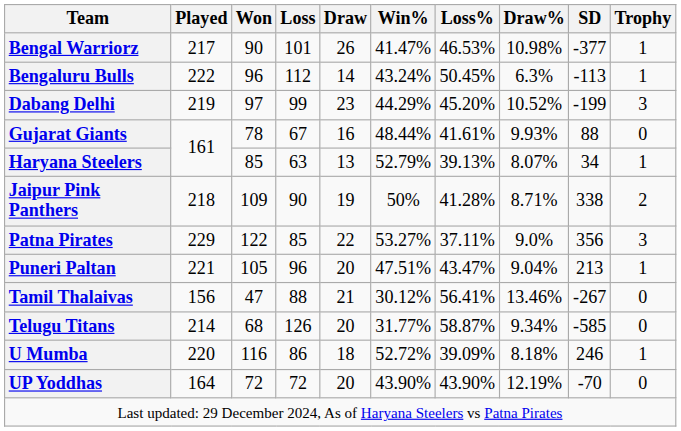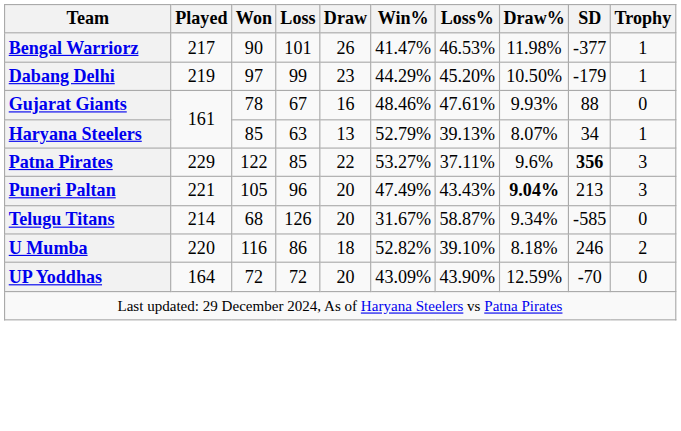(534, 47) 10.98% -> (534, 47) 11.98%
- row: (71, 76)
(534, 104) 10.52% -> (534, 76) 10.50%
(590, 104) -199 -> (590, 76) -179
(643, 104) 3 -> (643, 76) 1
(403, 133) 48.44% -> (403, 104) 48.46%
(467, 133) 41.61% -> (467, 104) 47.61%
- row: (55, 201)
(534, 239) 9.0% -> (534, 162) 9.6%
(590, 239) normal -> (590, 162) bold
(403, 268) 47.51% -> (403, 190) 47.49%
(467, 268) 43.47% -> (467, 190) 43.43%
(534, 268) normal -> (534, 190) bold
(643, 268) 1 -> (643, 190) 3
- row: (71, 297)
(403, 325) 31.77% -> (403, 219) 31.67%
(403, 354) 52.72% -> (403, 248) 52.82%
(467, 354) 39.09% -> (467, 248) 39.10%
(643, 354) 1 -> (643, 248) 2
(403, 383) 43.90% -> (403, 276) 43.09%
(534, 383) 12.19% -> (534, 276) 12.59%
